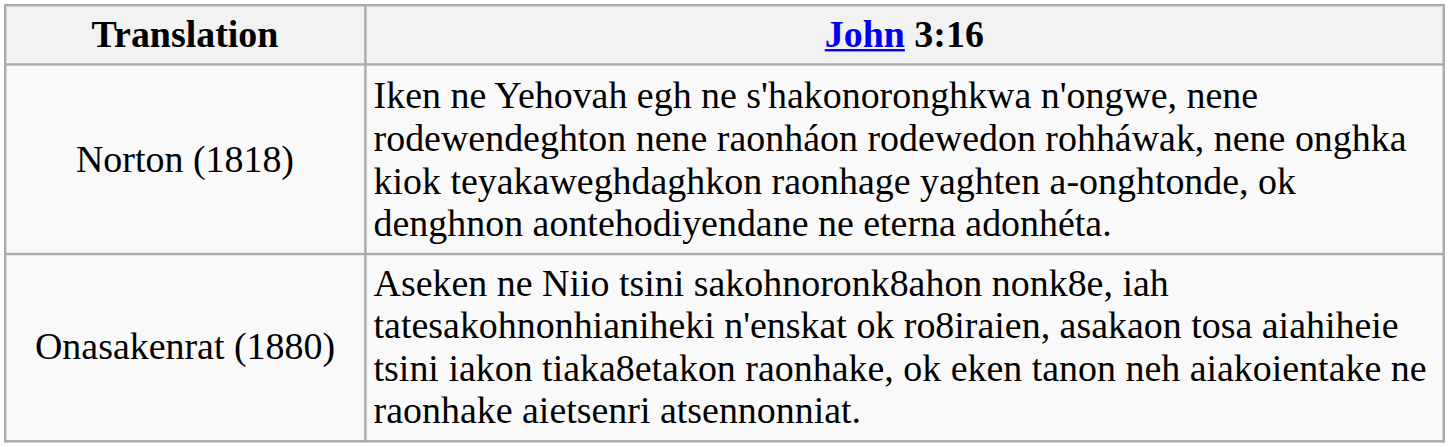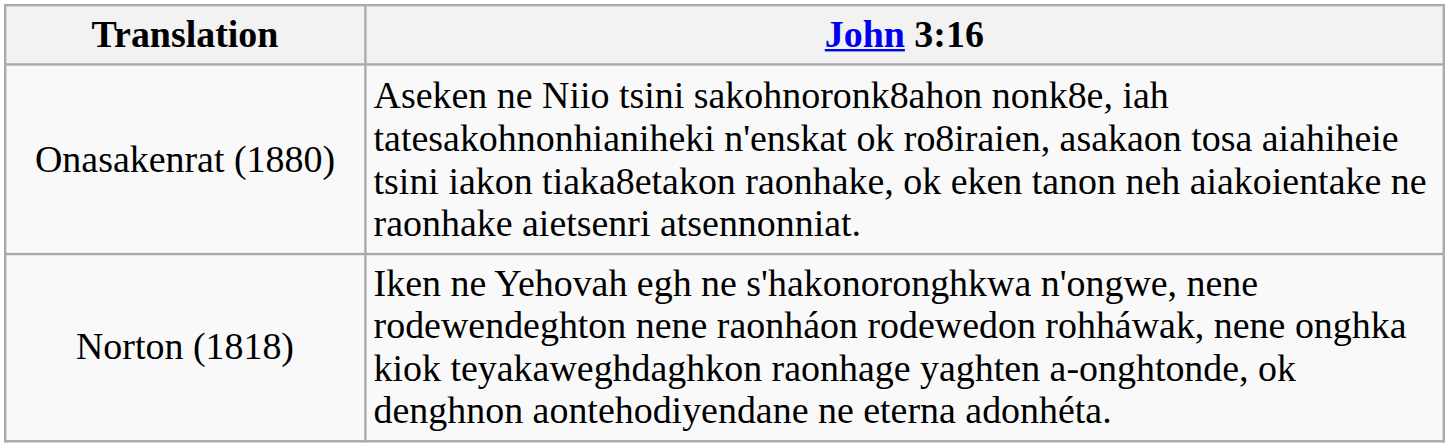rows swapped: (185, 158) <-> (185, 346)
